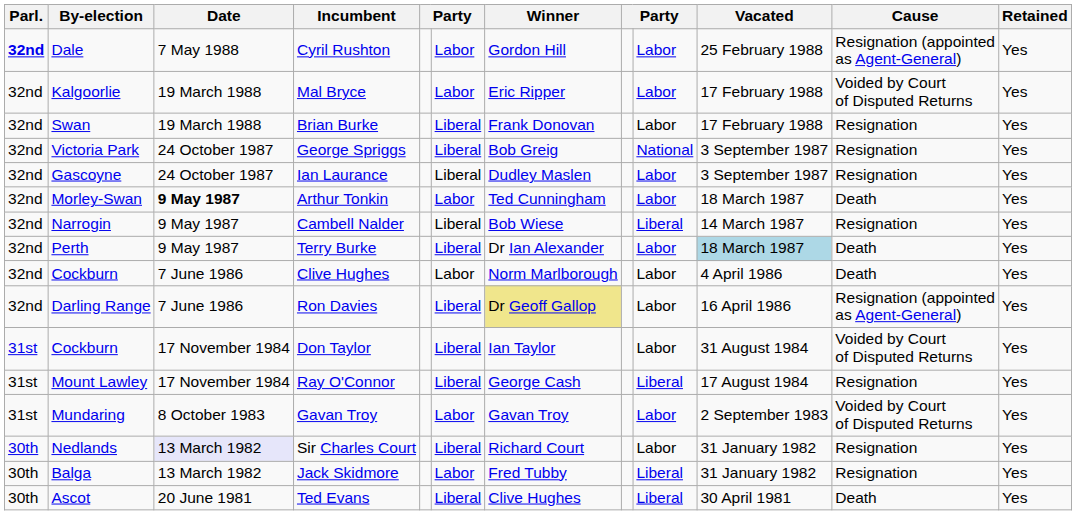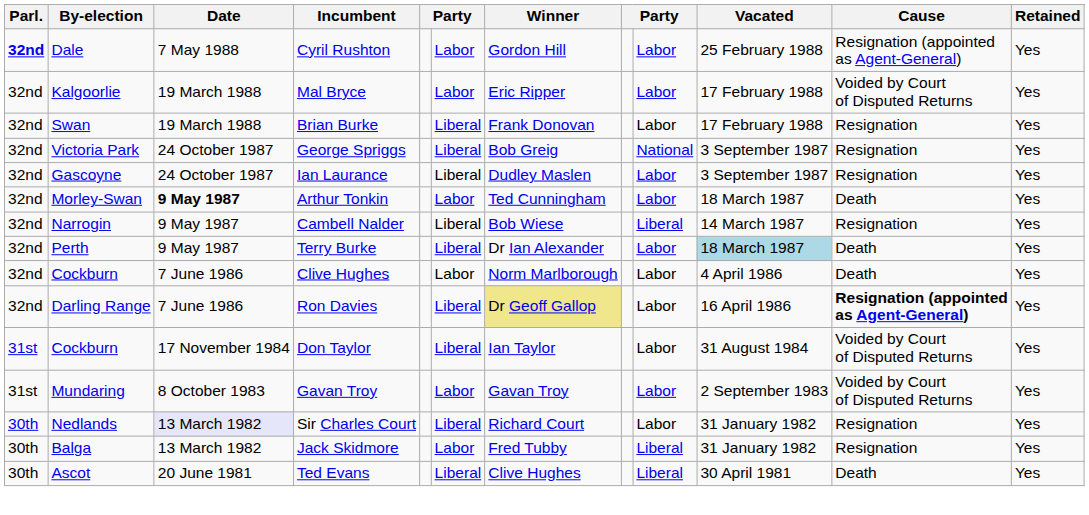(915, 306) normal -> (922, 306) bold
- row: (346, 382)
